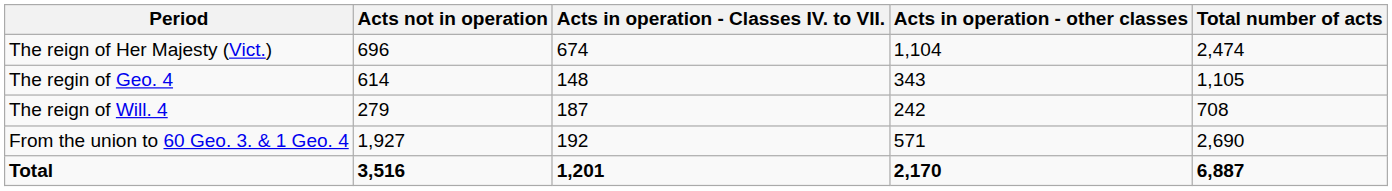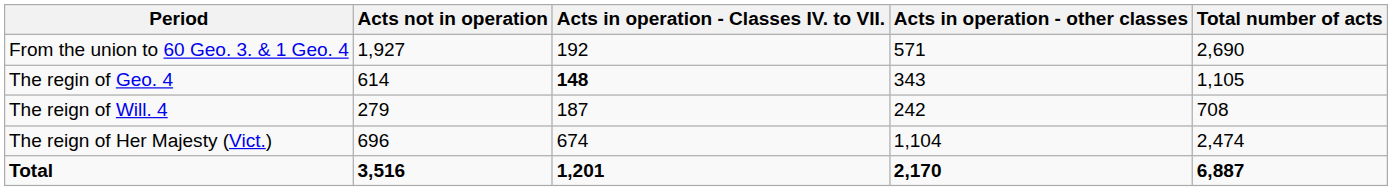rows swapped: (179, 140) <-> (141, 49)
(573, 79) normal -> (573, 79) bold
